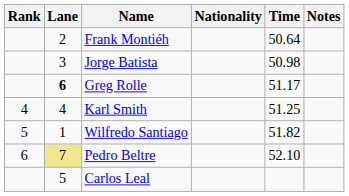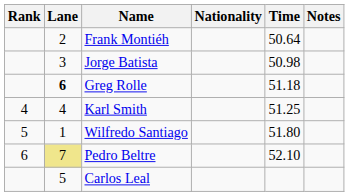(284, 86) 51.17 -> (284, 86) 51.18
(284, 132) 51.82 -> (284, 132) 51.80
